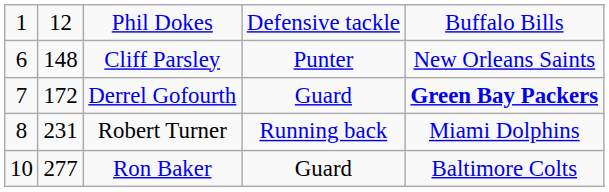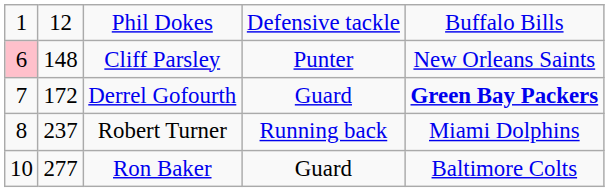(21, 58) no background -> (21, 58) pink background
(61, 131) 231 -> (61, 131) 237
